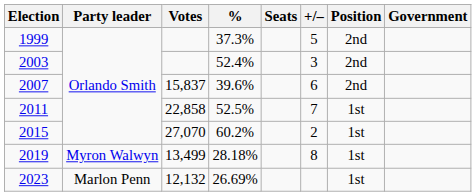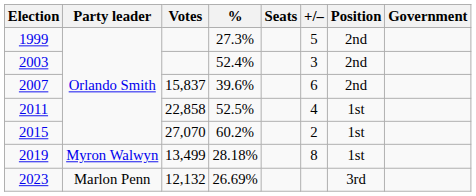(235, 39) 37.3% -> (235, 39) 27.3%
(314, 109) 7 -> (314, 109) 4
(356, 179) 1st -> (356, 179) 3rd
